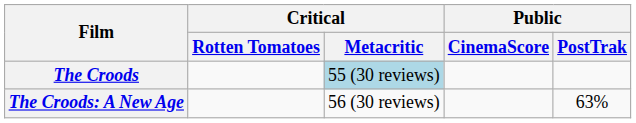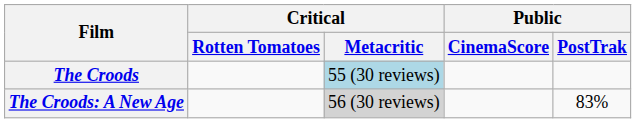(384, 103) no background -> (384, 103) lightgrey background
(592, 103) 63% -> (592, 103) 83%
